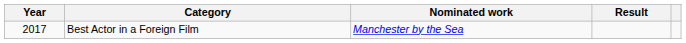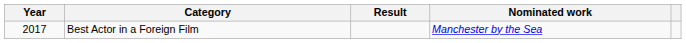columns swapped: (471, 13) <-> (631, 13)
